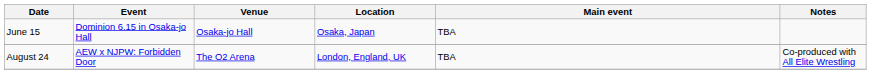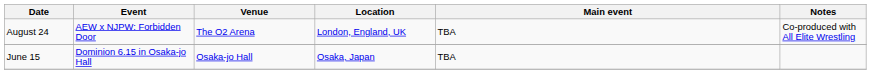rows swapped: (23, 31) <-> (28, 56)
